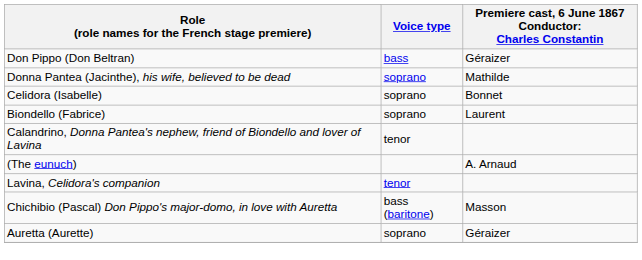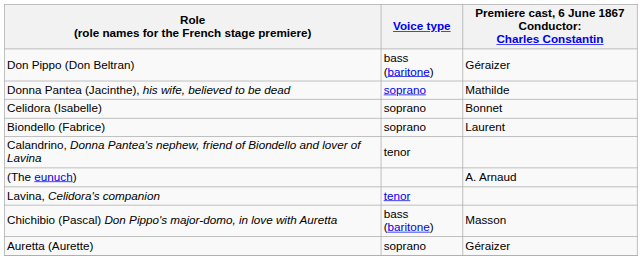(396, 58) bass -> (409, 65) bass (baritone)
